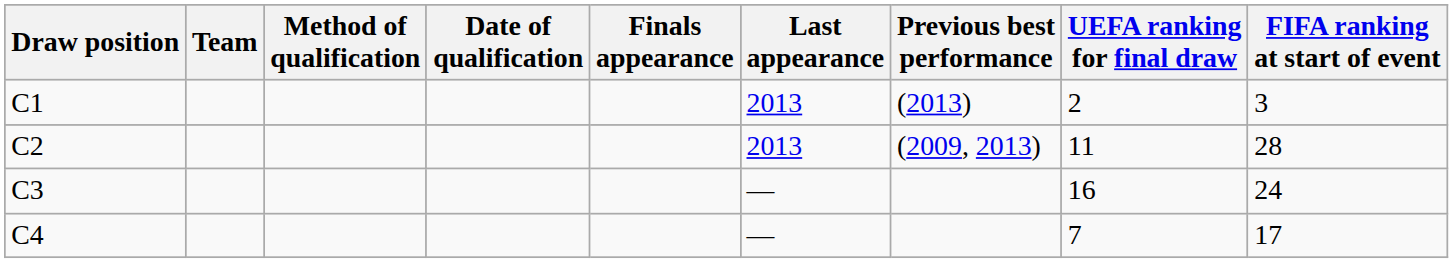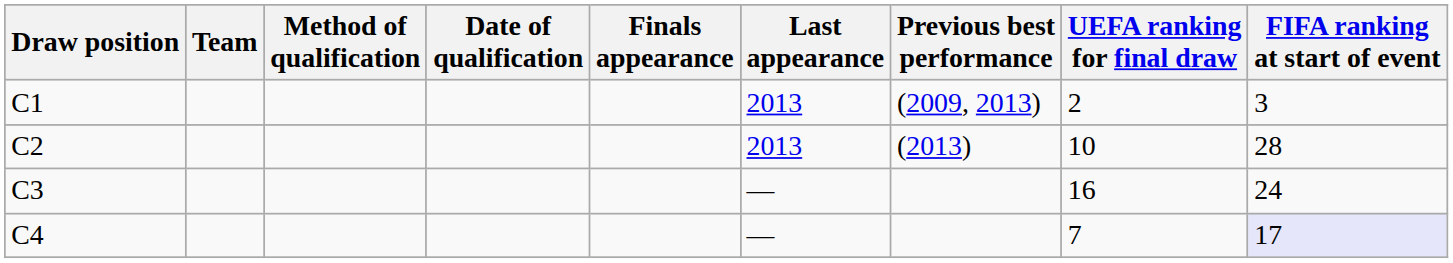(934, 102) (2013) -> (969, 102) (2009, 2013)
(969, 146) (2009, 2013) -> (934, 146) (2013)
(1081, 146) 11 -> (1082, 146) 10
(1268, 234) no background -> (1268, 234) lavender background
